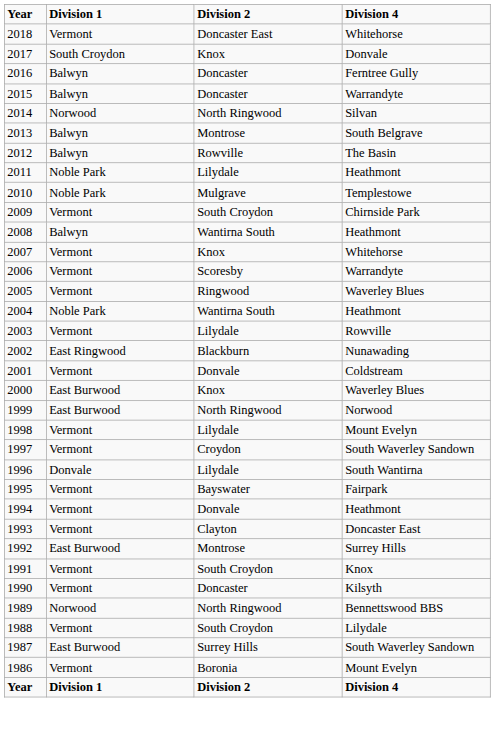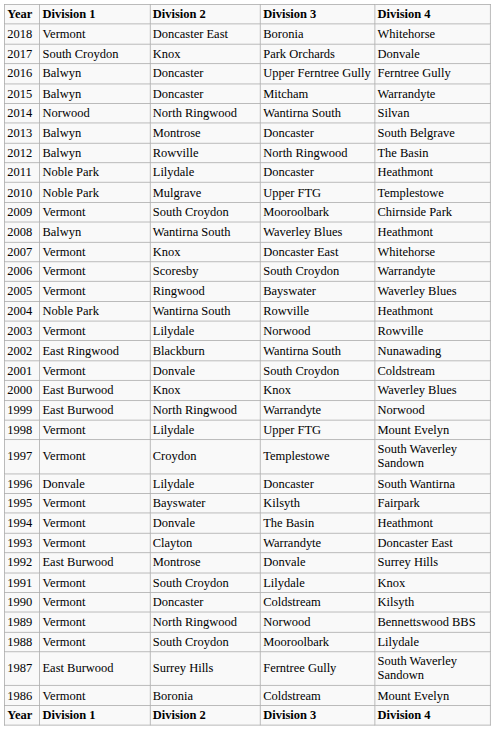+ column: (290, 14)
(73, 608) Norwood -> (64, 622) Vermont
